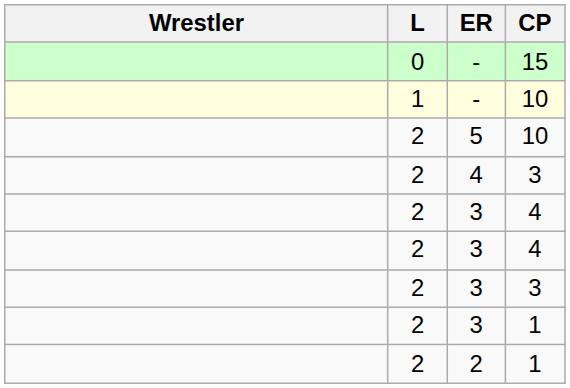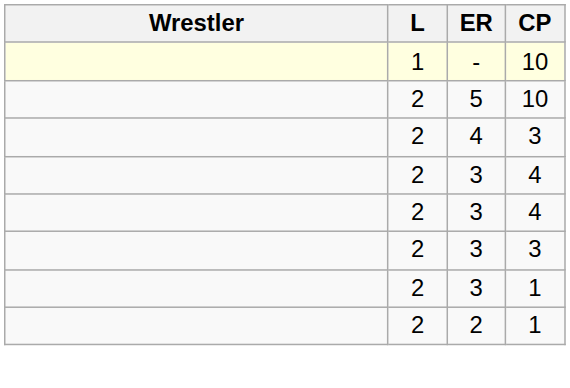- row: (476, 61)
